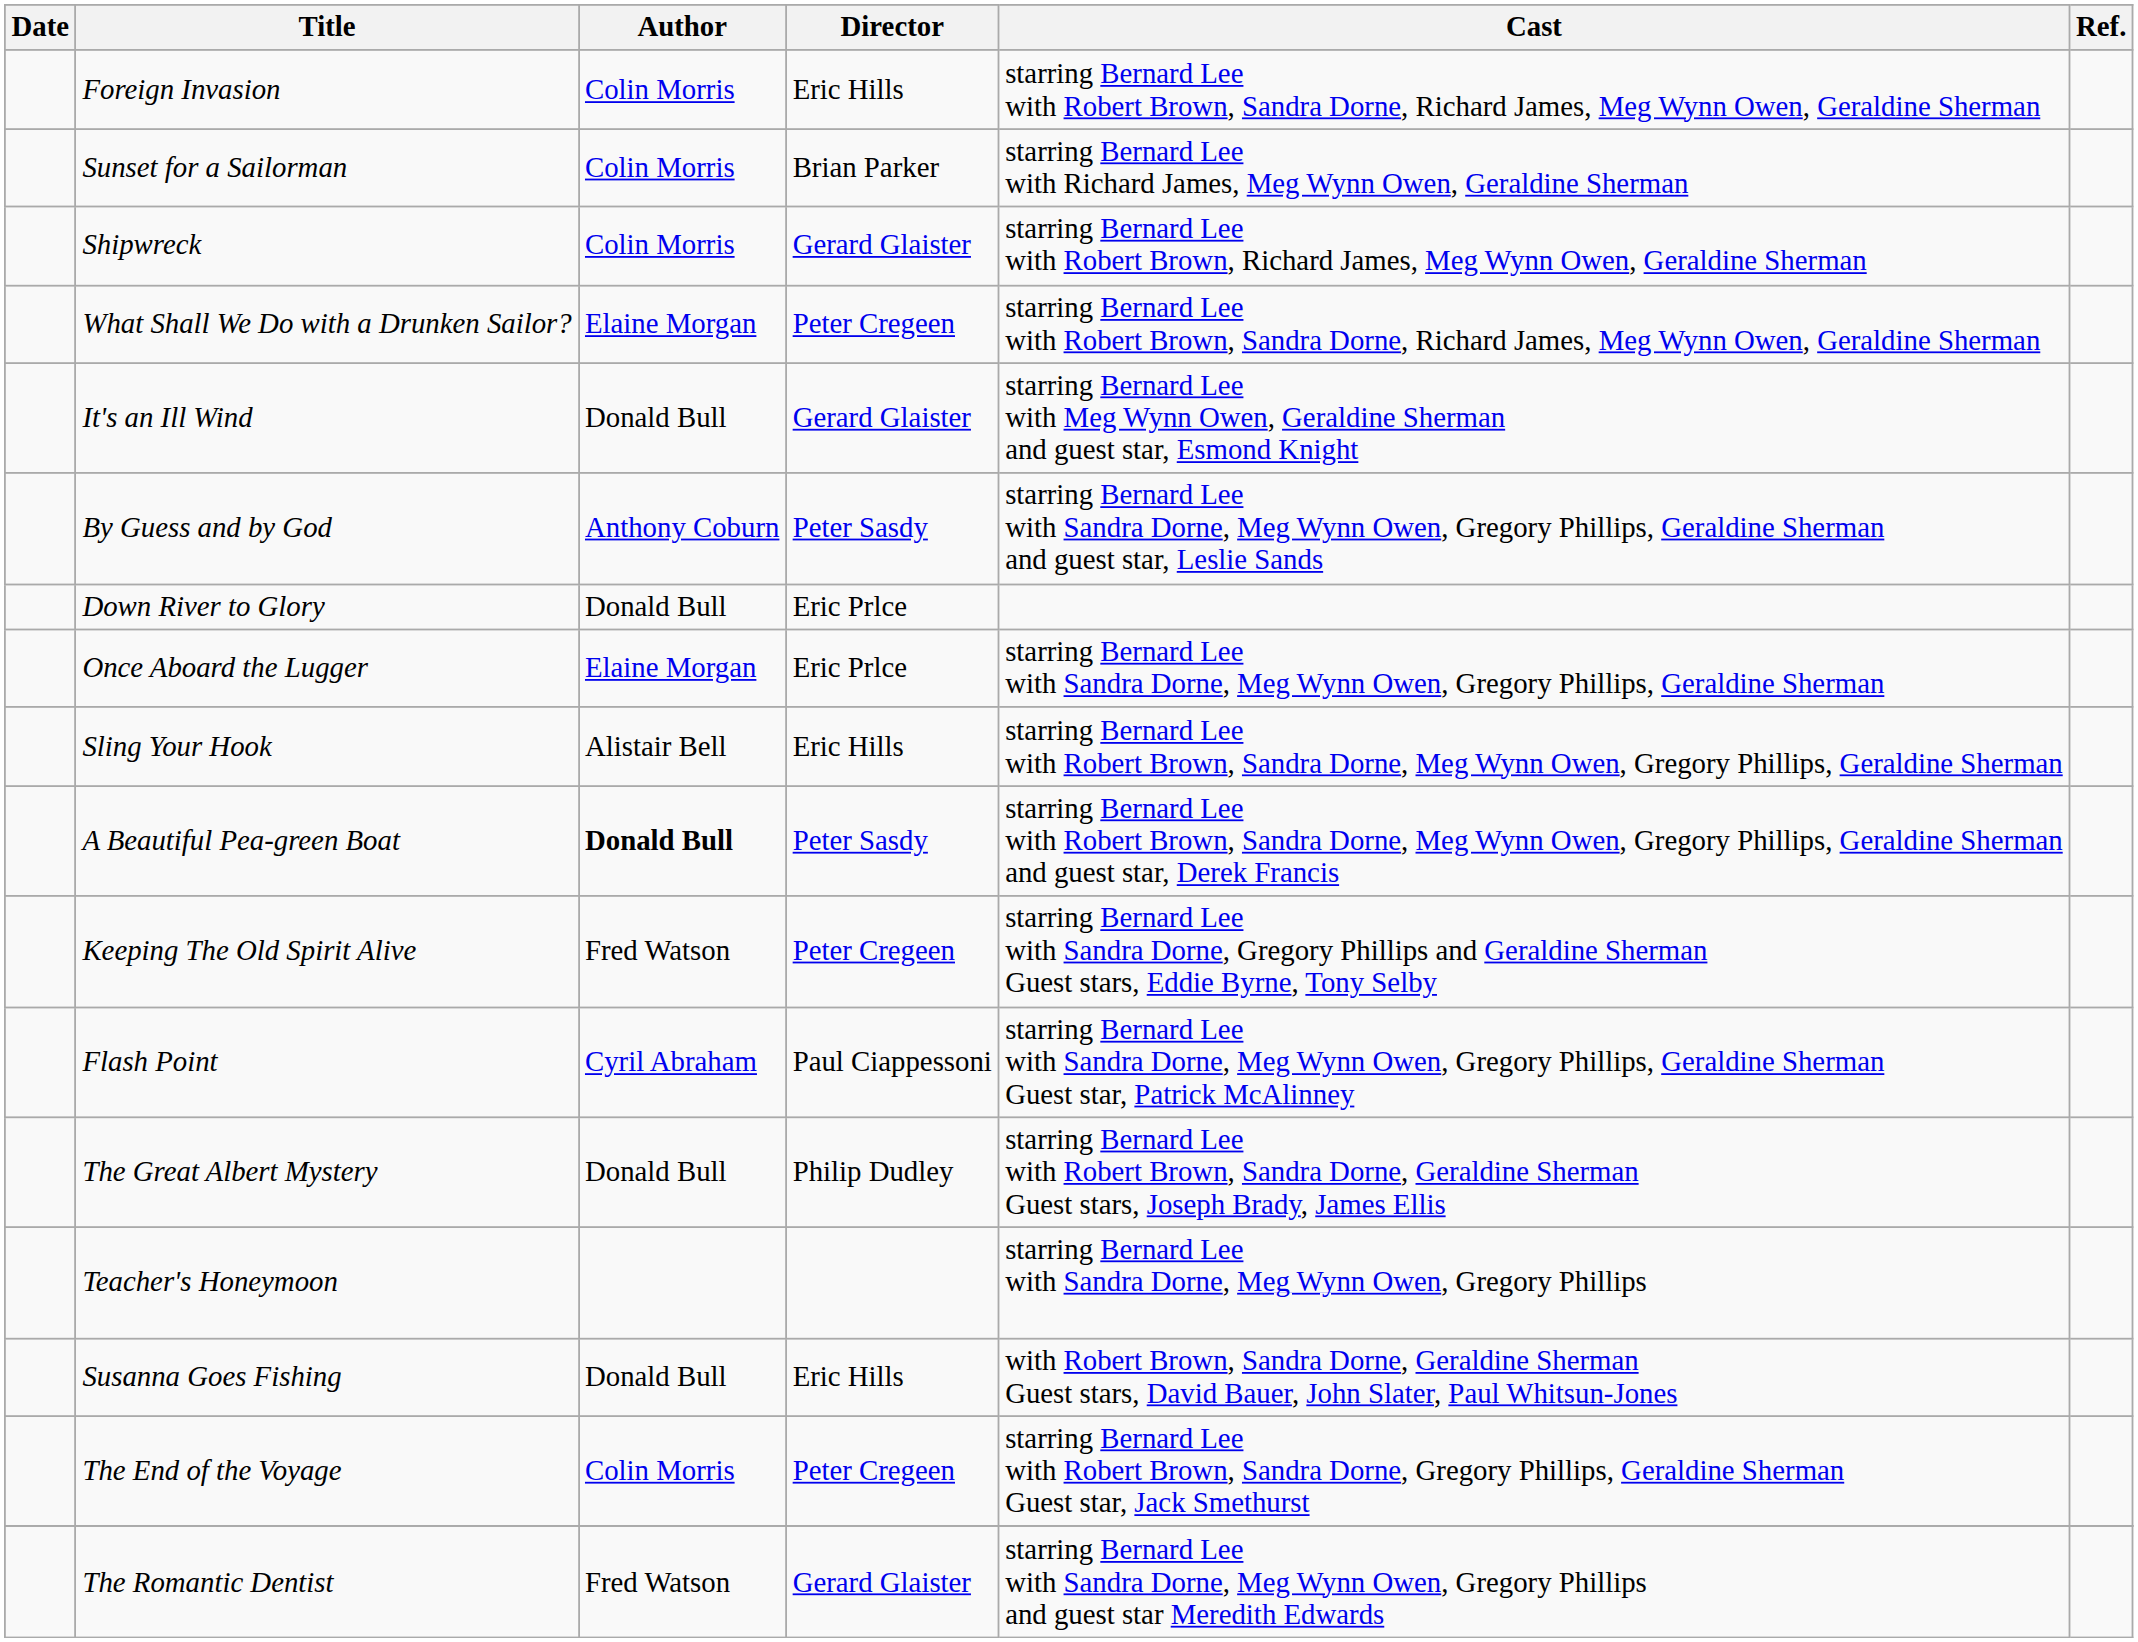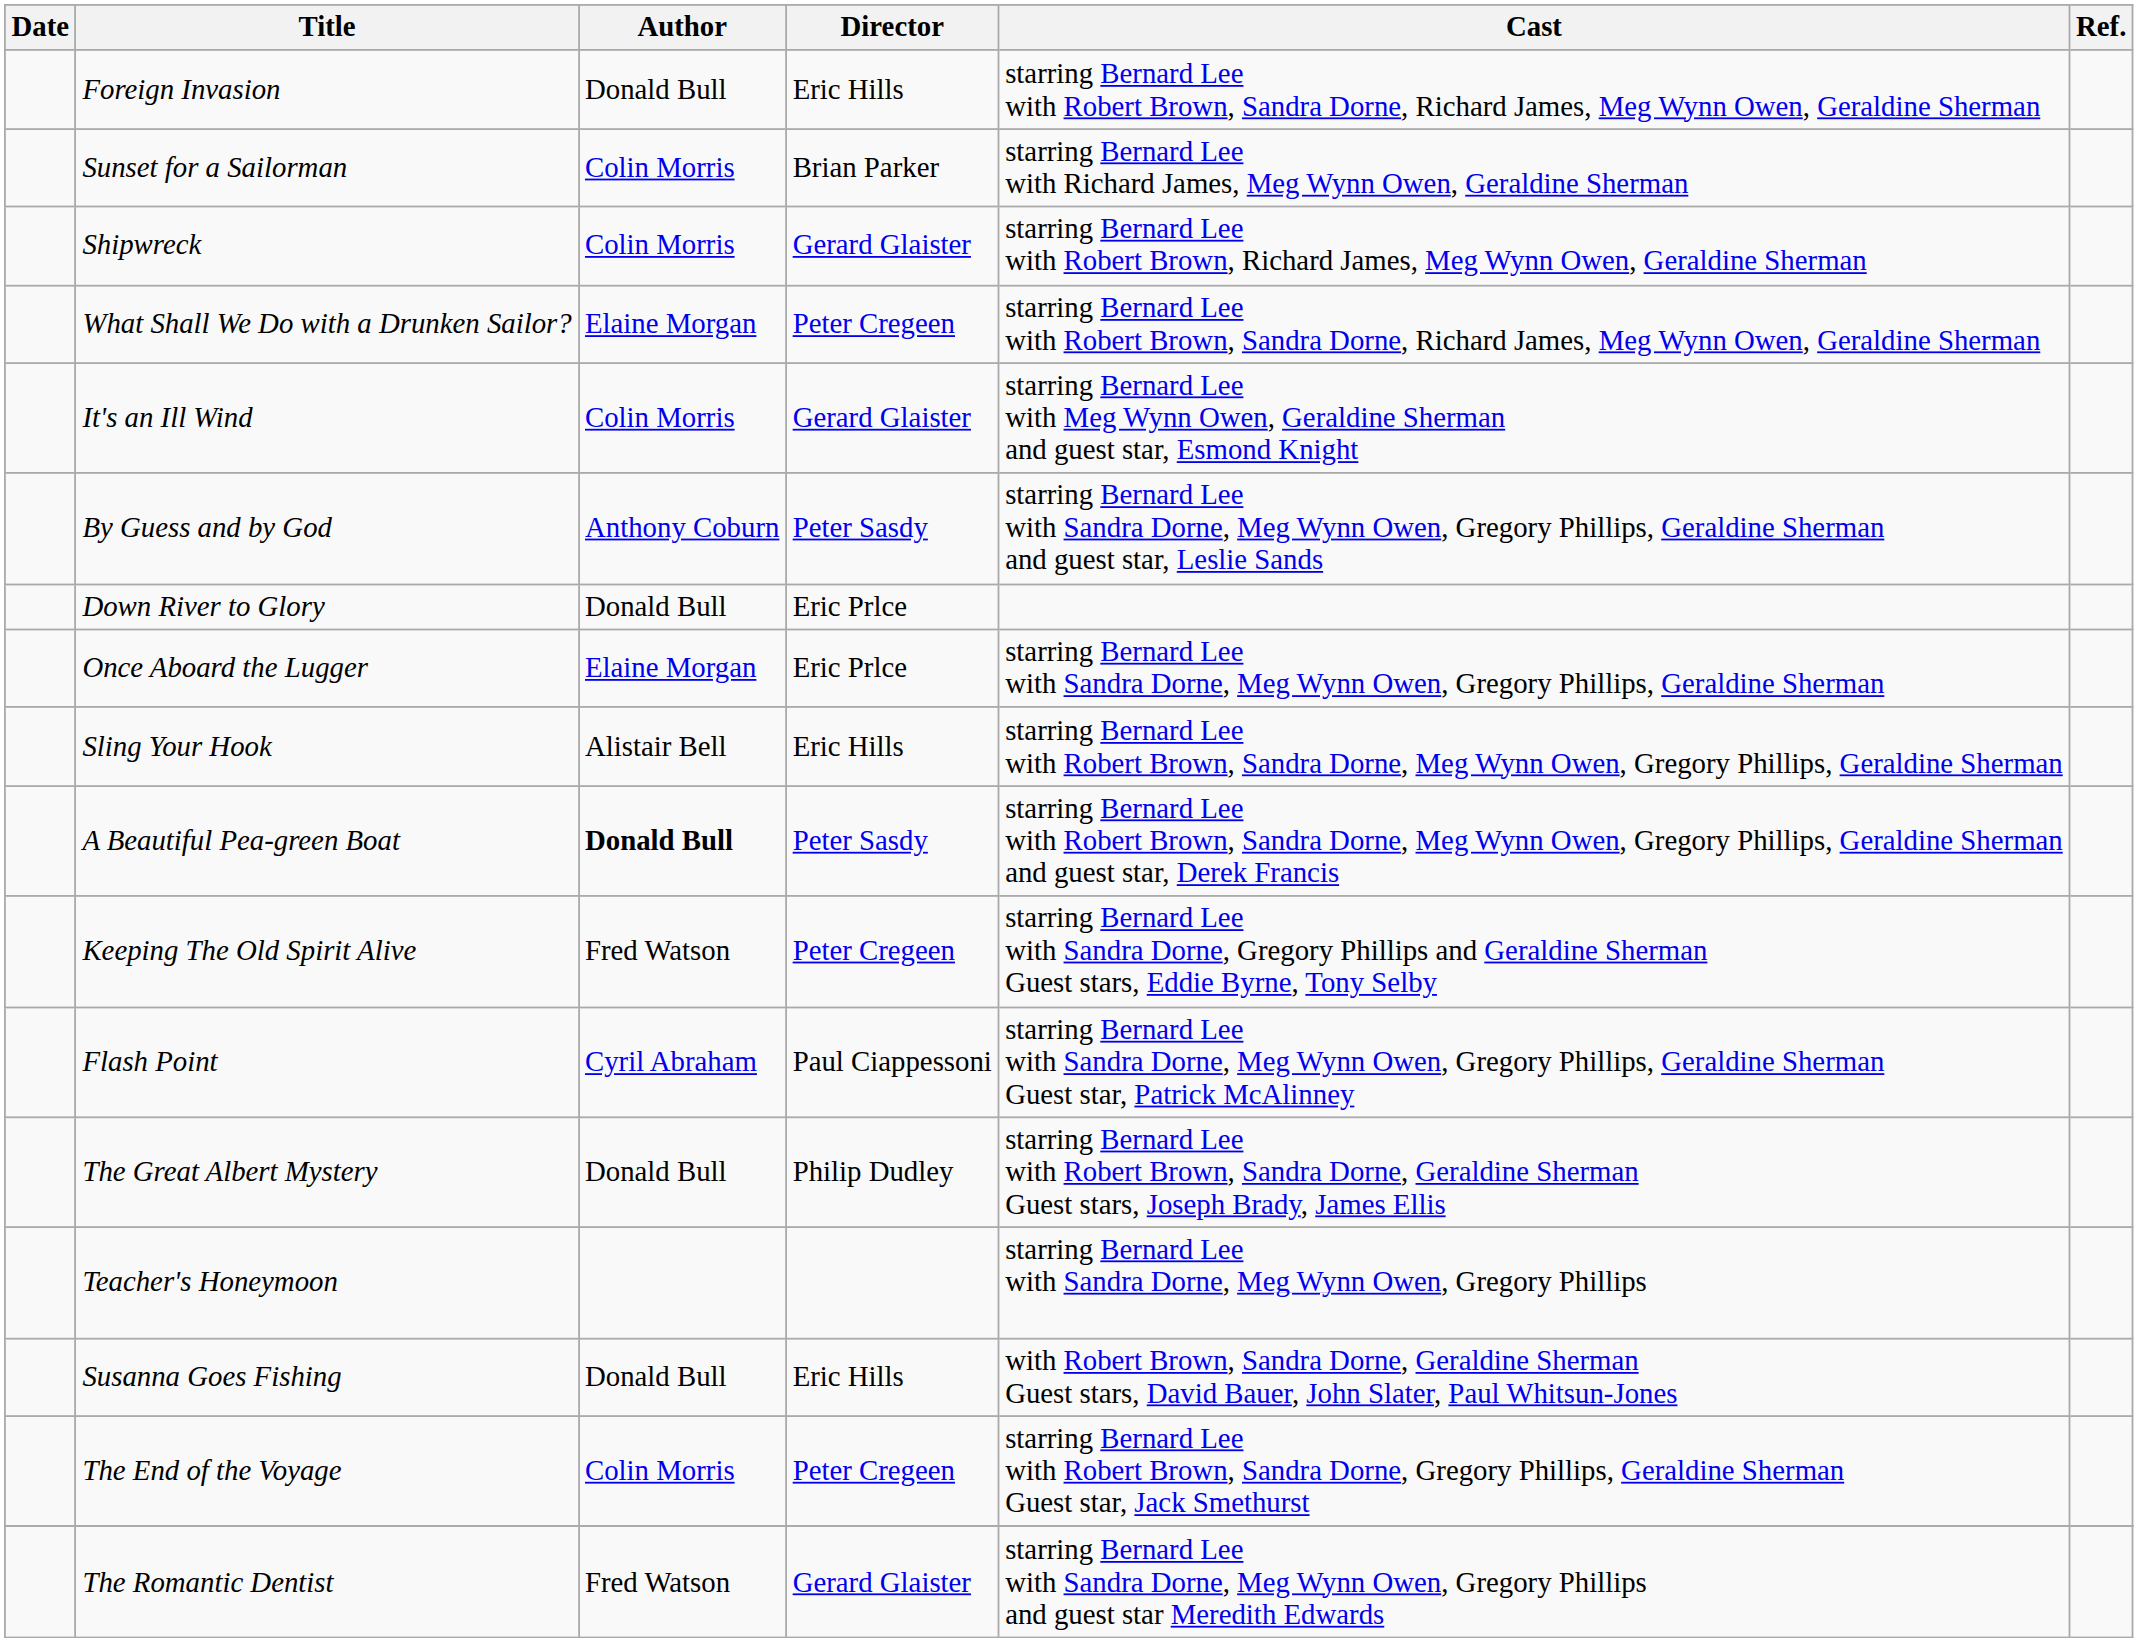(660, 89) Colin Morris -> (656, 89) Donald Bull
(656, 417) Donald Bull -> (660, 417) Colin Morris
